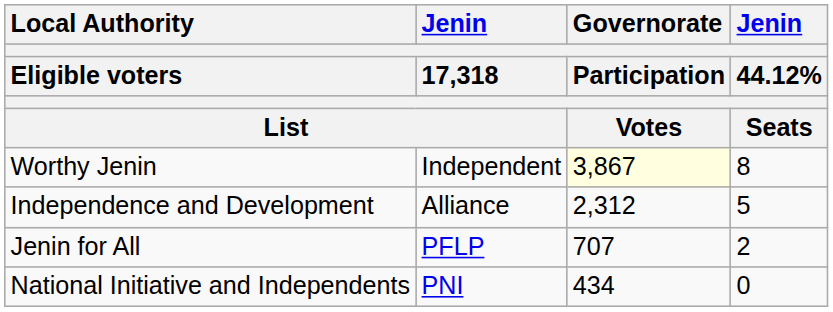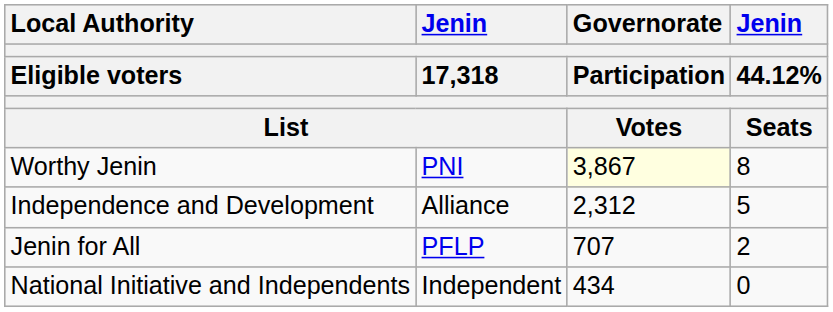(491, 167) Independent -> (443, 167) PNI
(443, 286) PNI -> (491, 286) Independent
